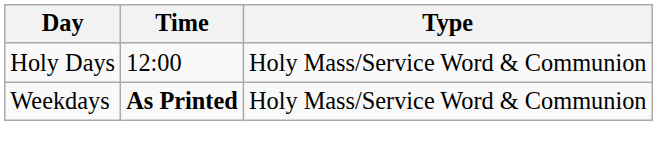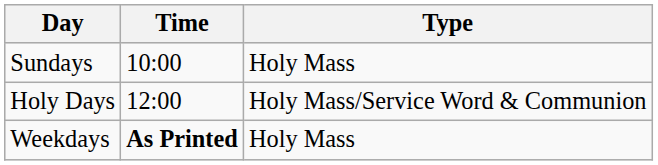+ row: (52, 62)
(448, 100) Holy Mass/Service Word & Communion -> (302, 139) Holy Mass
